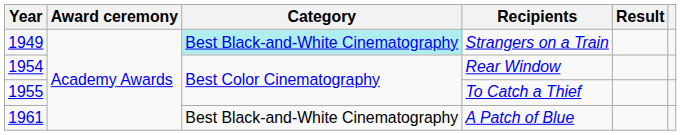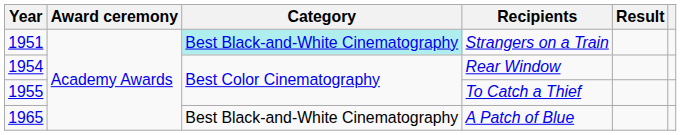(26, 42) 1949 -> (26, 42) 1951
(26, 117) 1961 -> (26, 117) 1965
